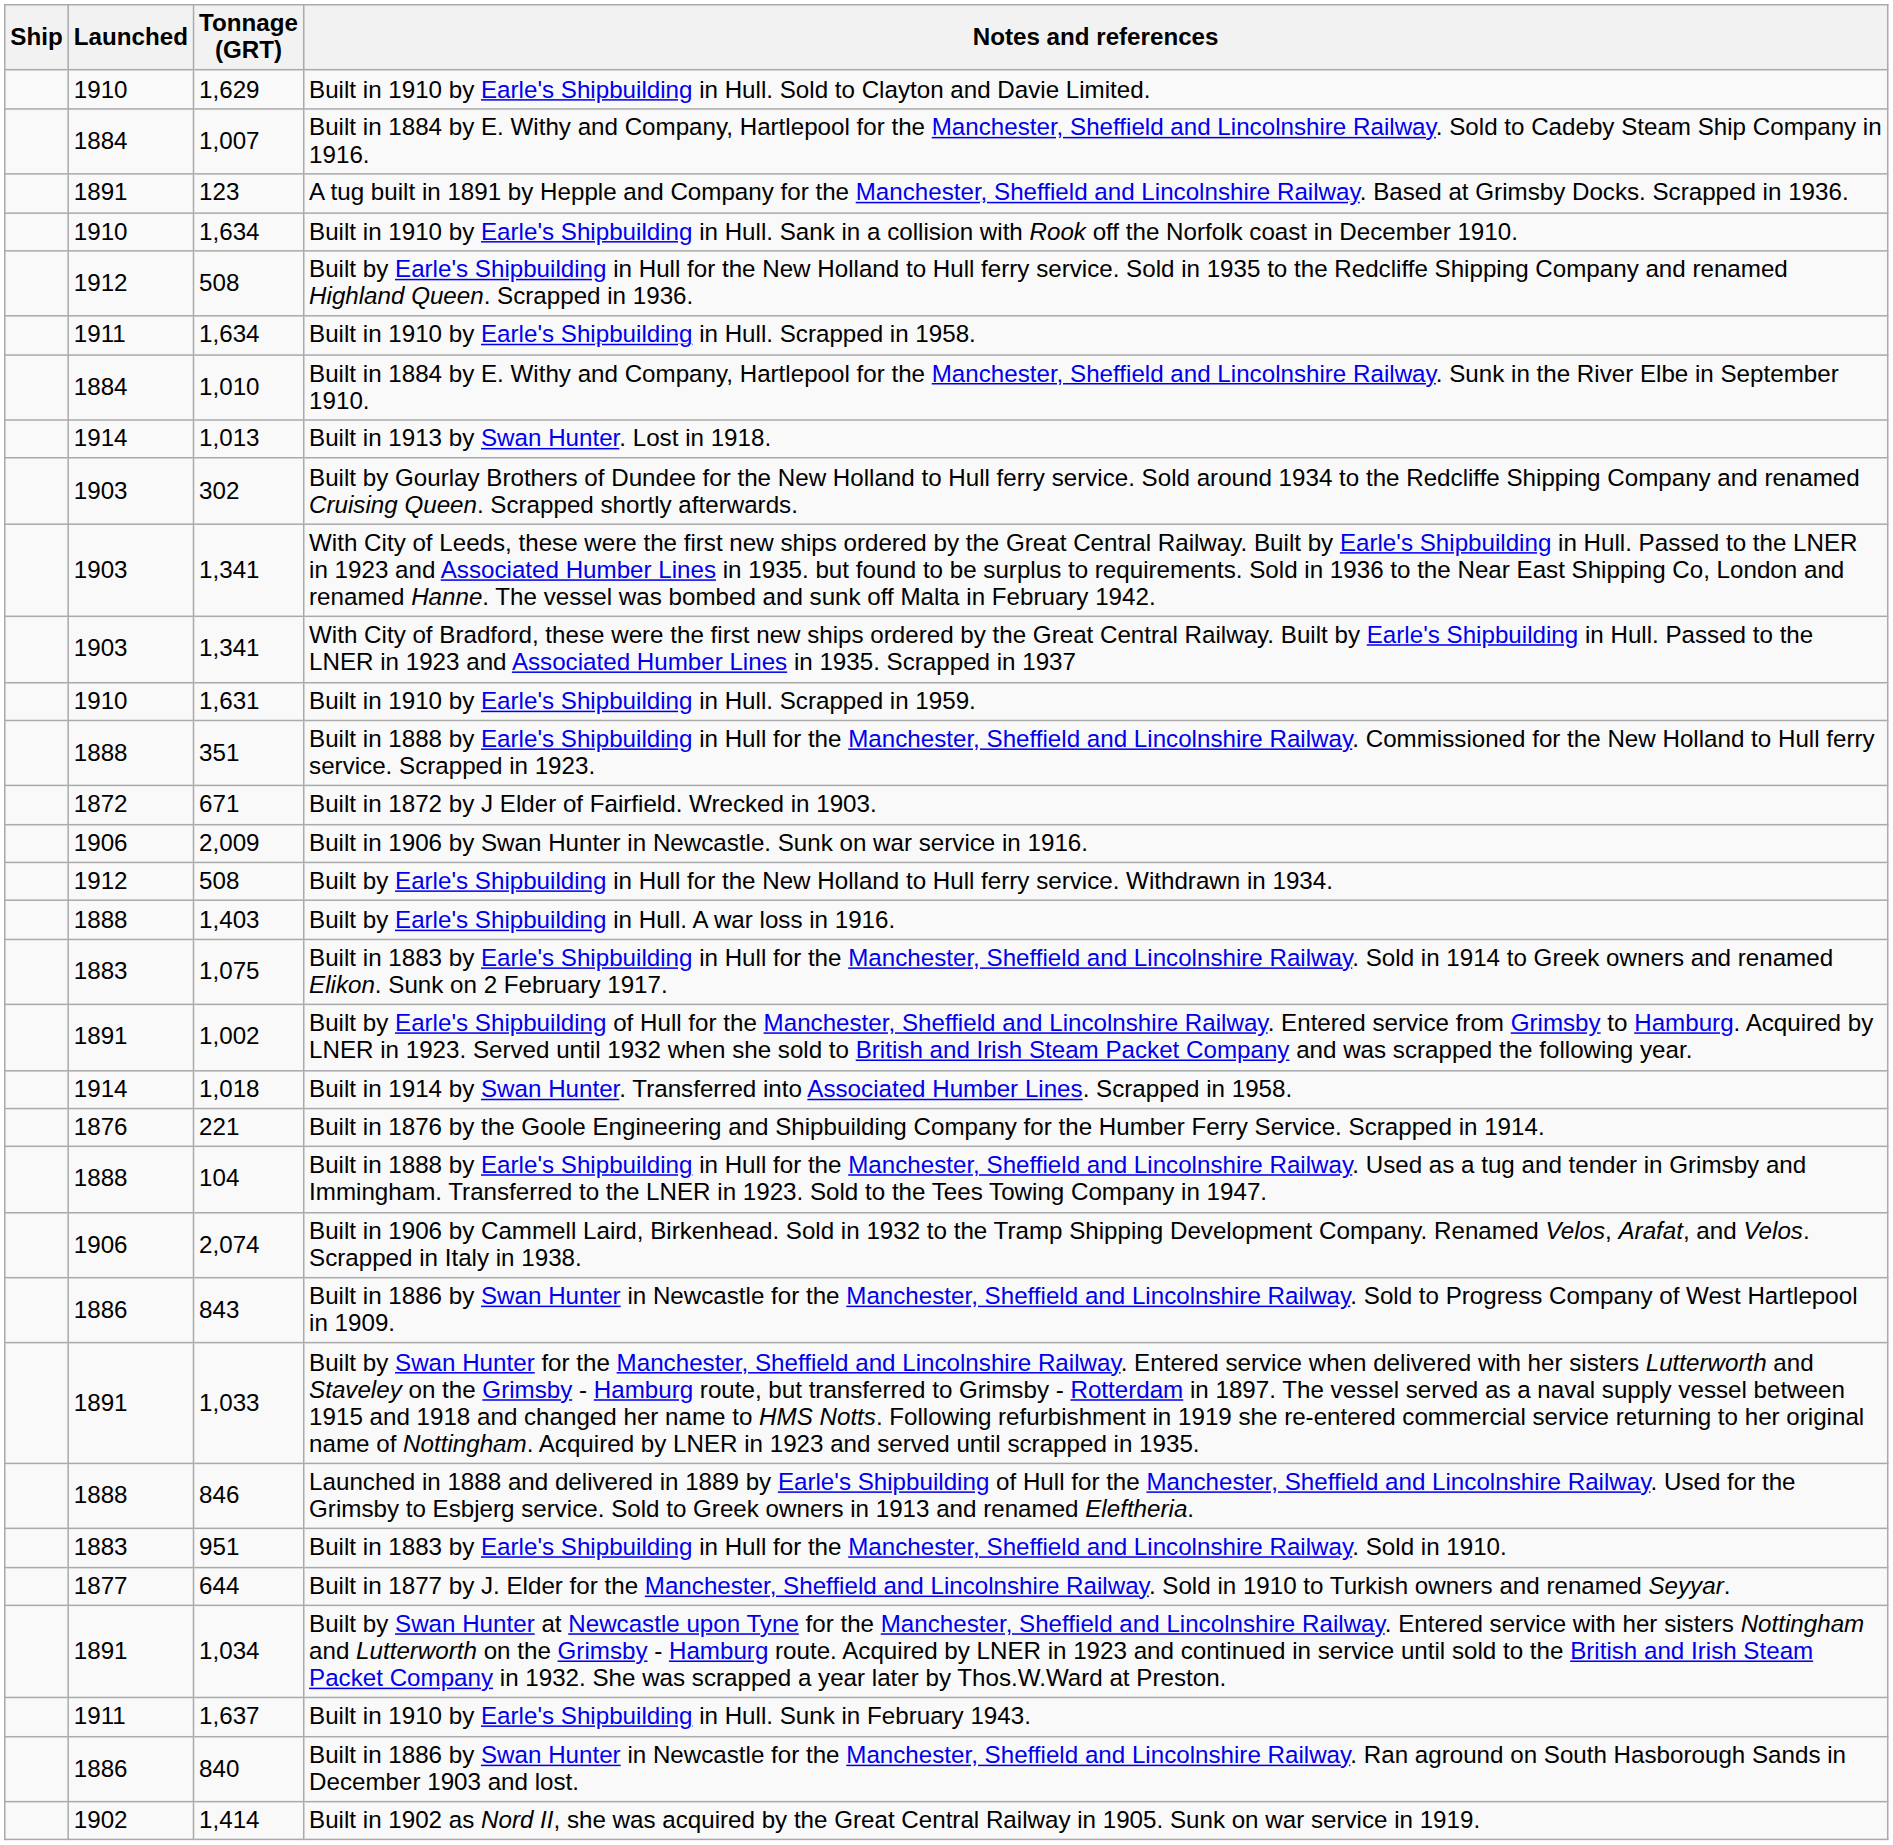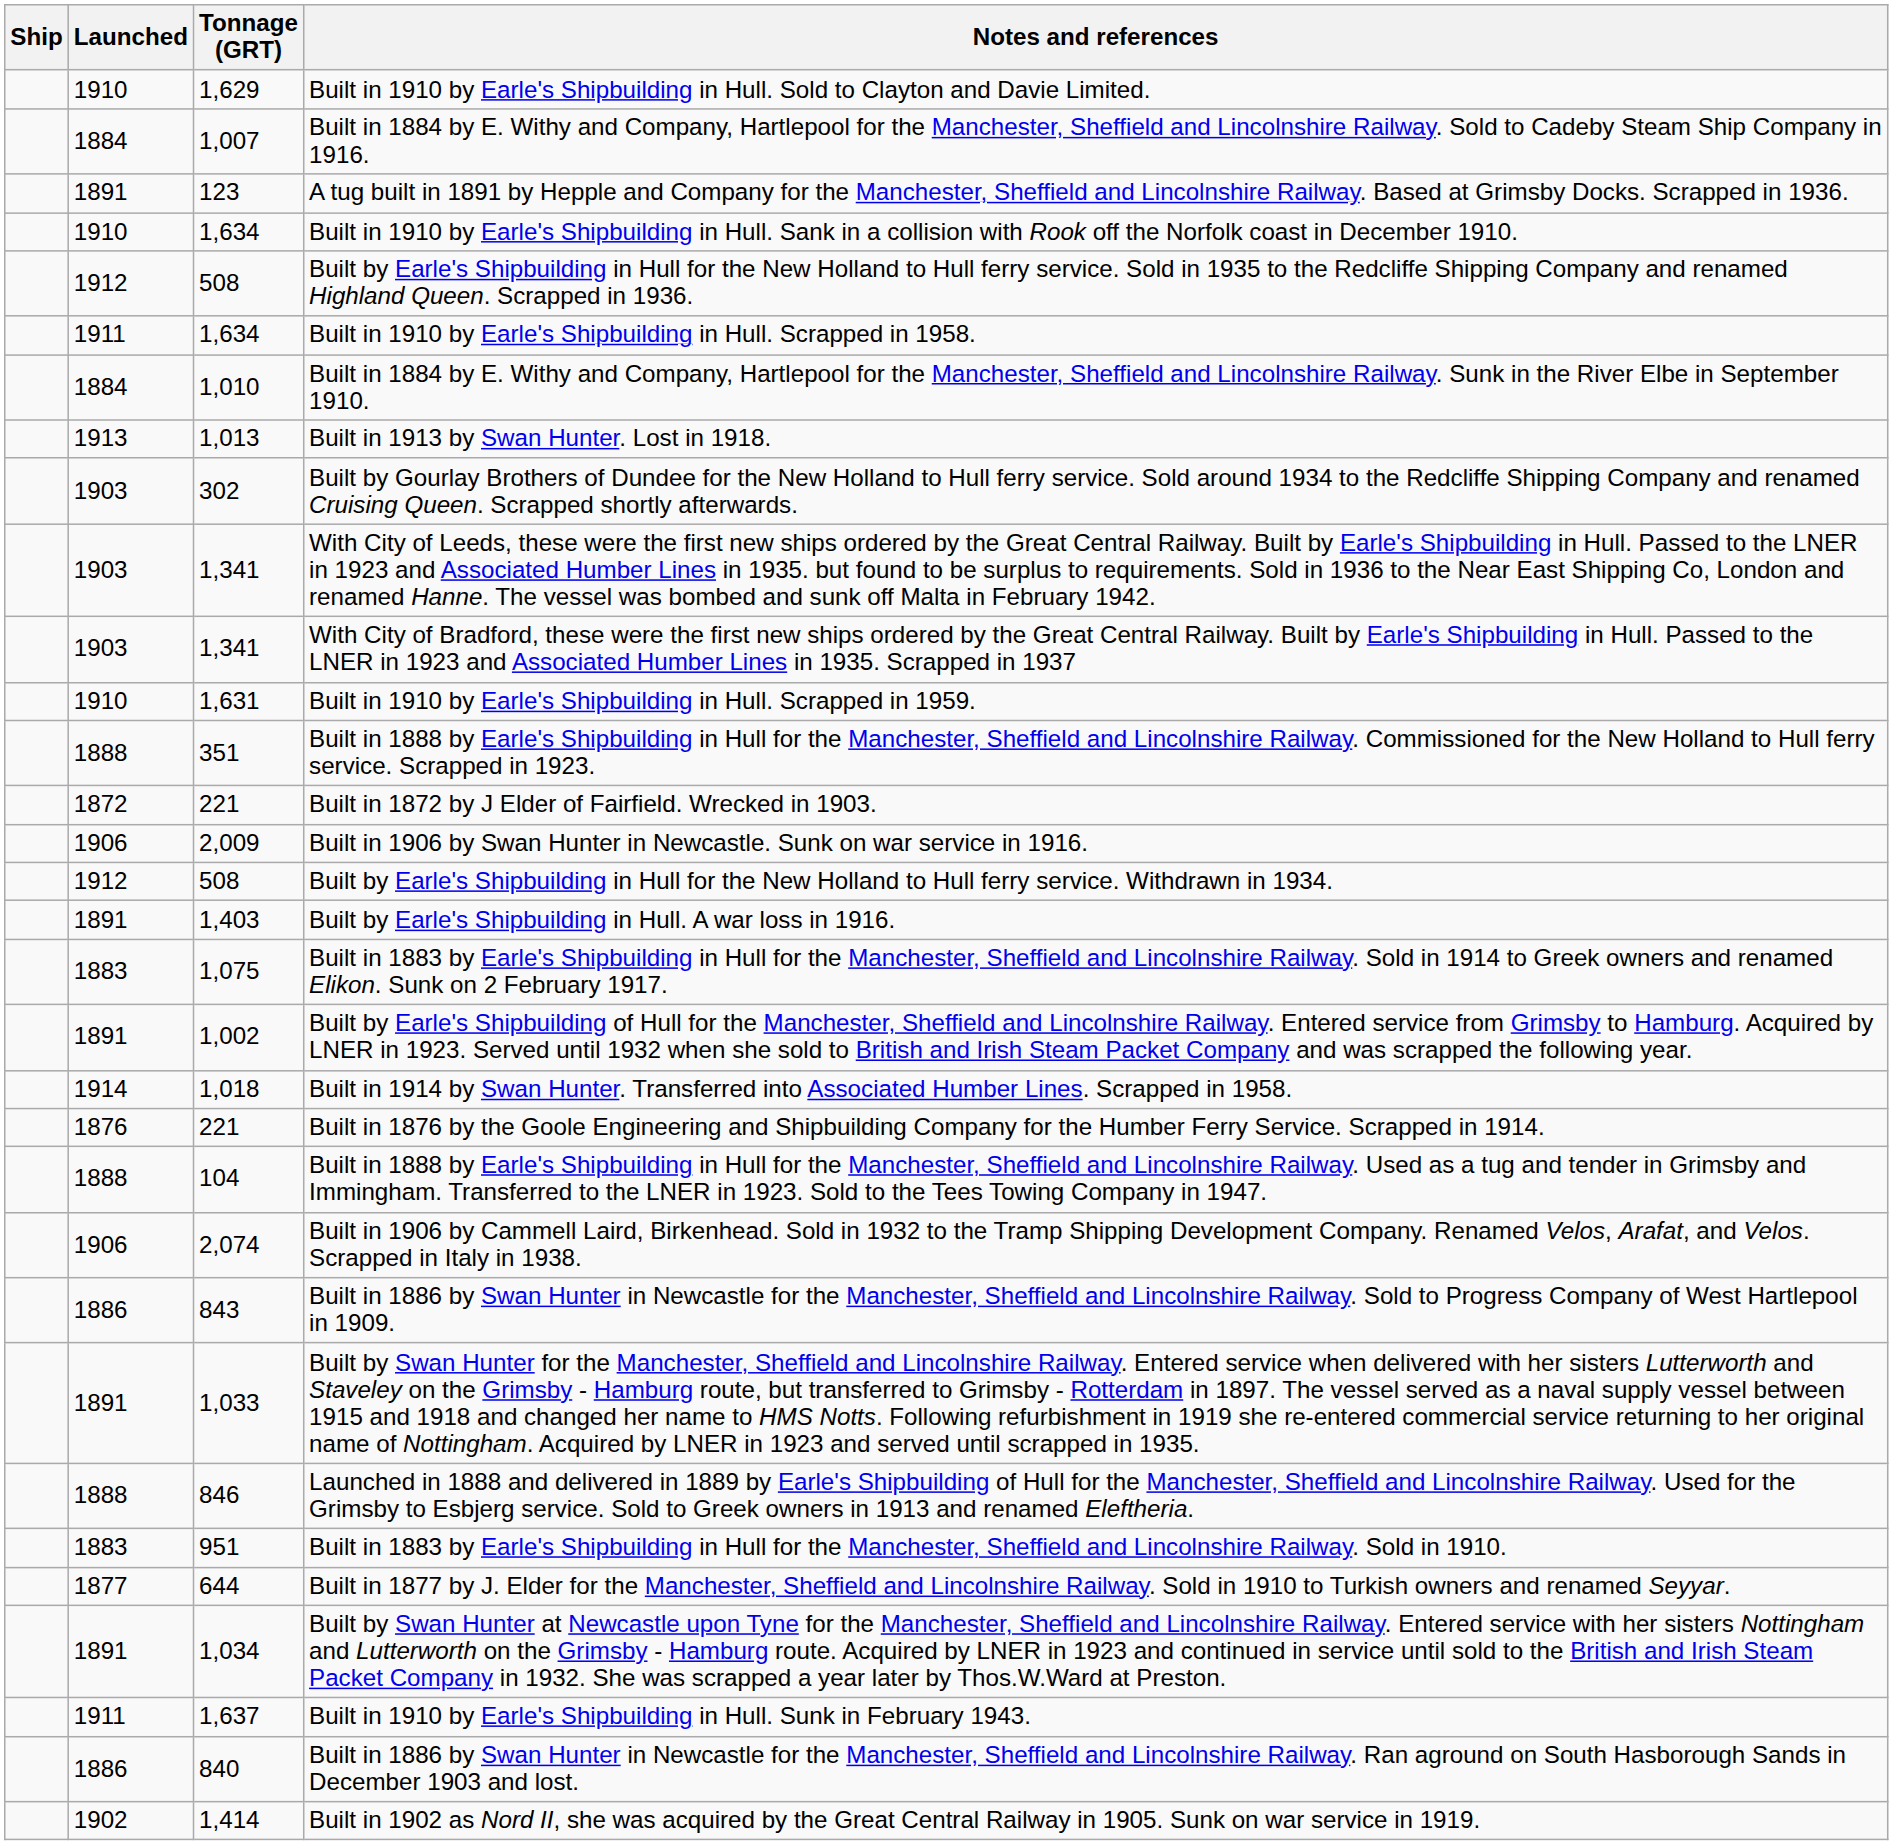(101, 438) 1914 -> (101, 438) 1913
(219, 804) 671 -> (219, 804) 221
(101, 919) 1888 -> (101, 919) 1891
